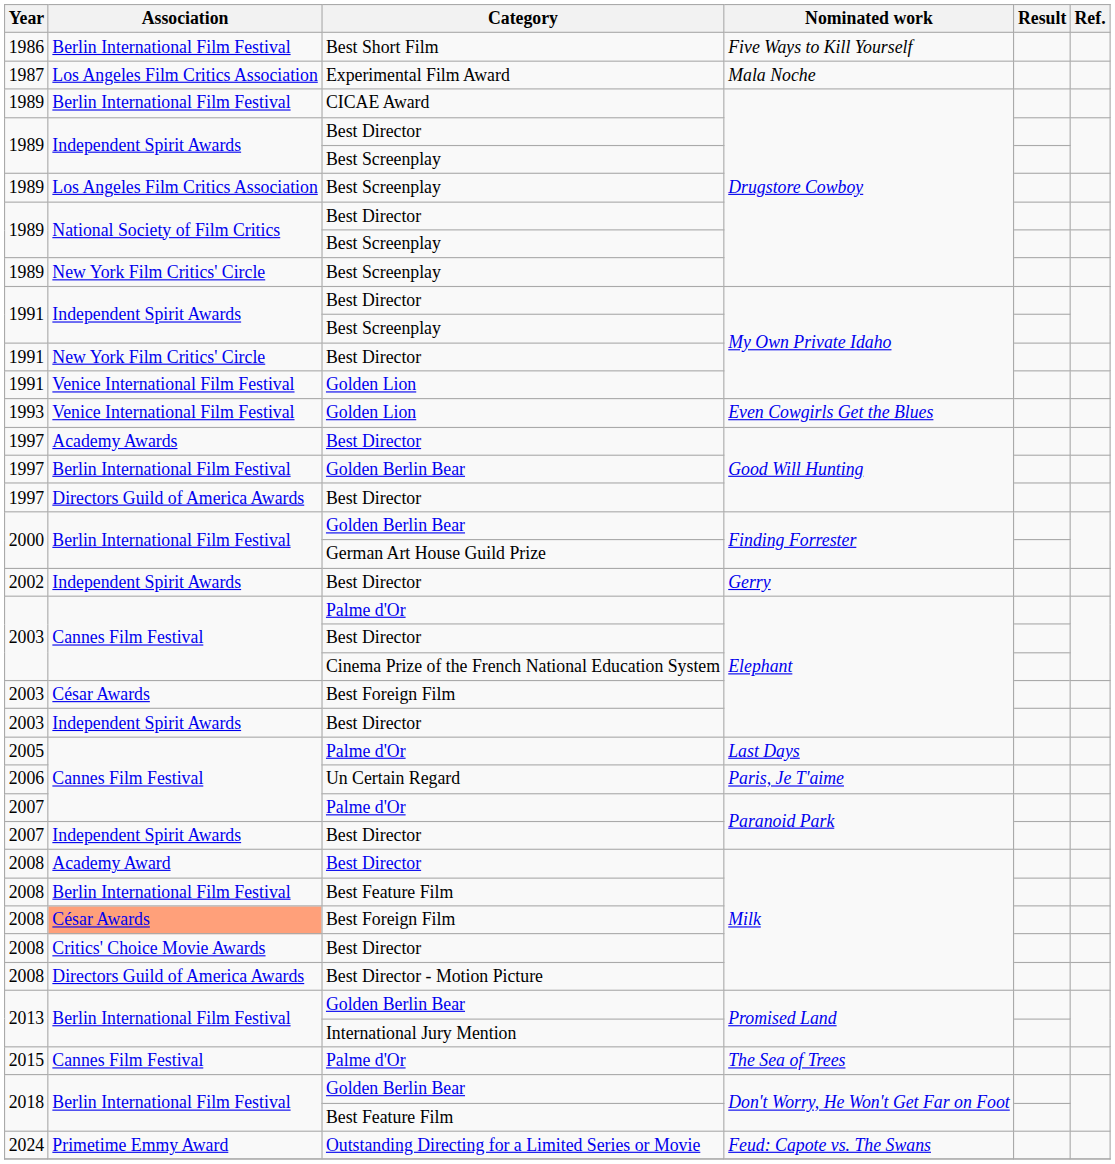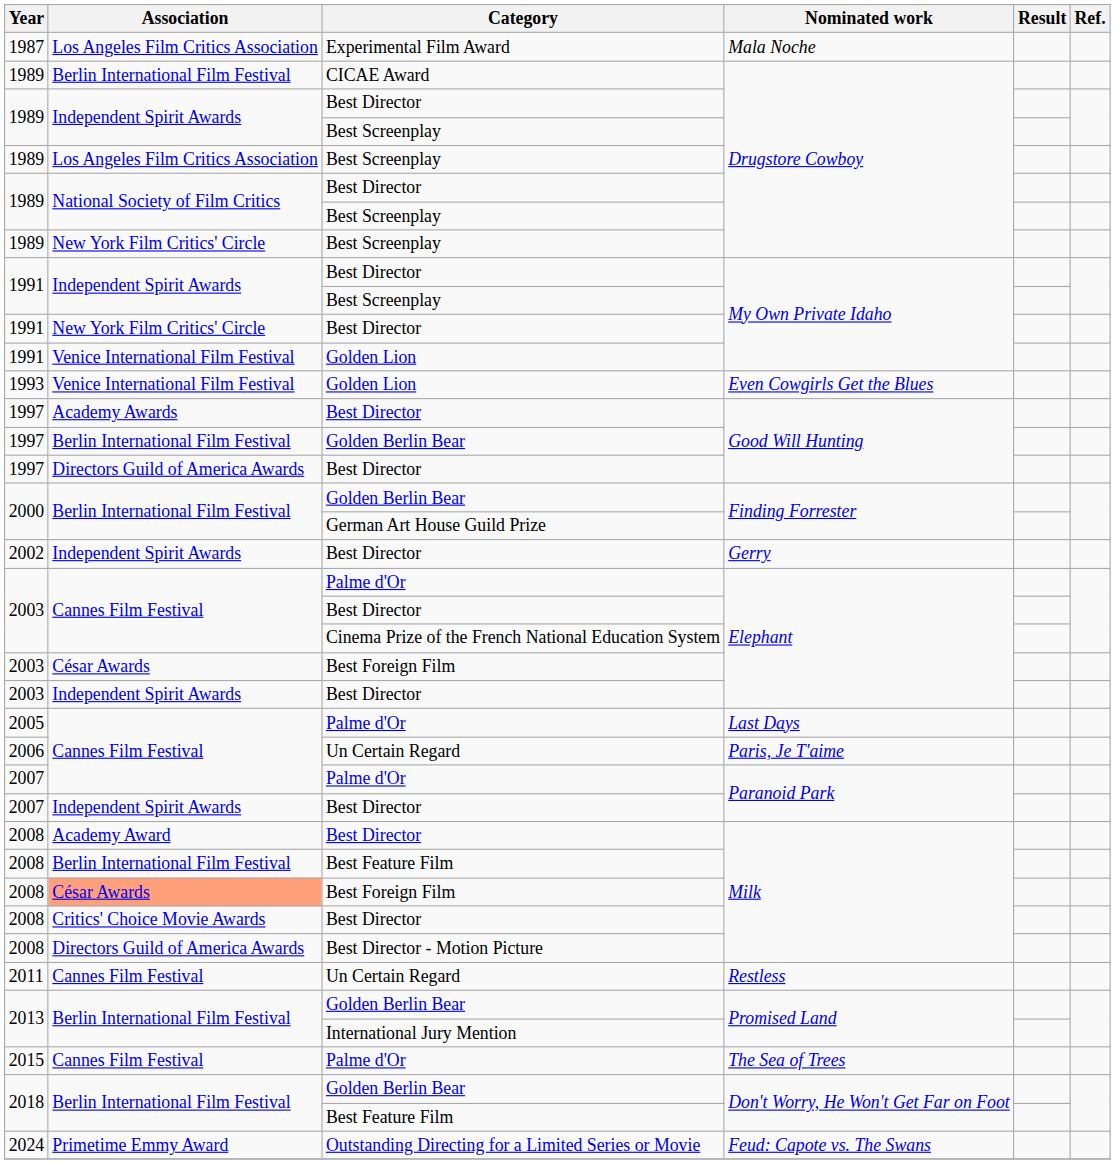- row: (26, 46)
+ row: (26, 976)
